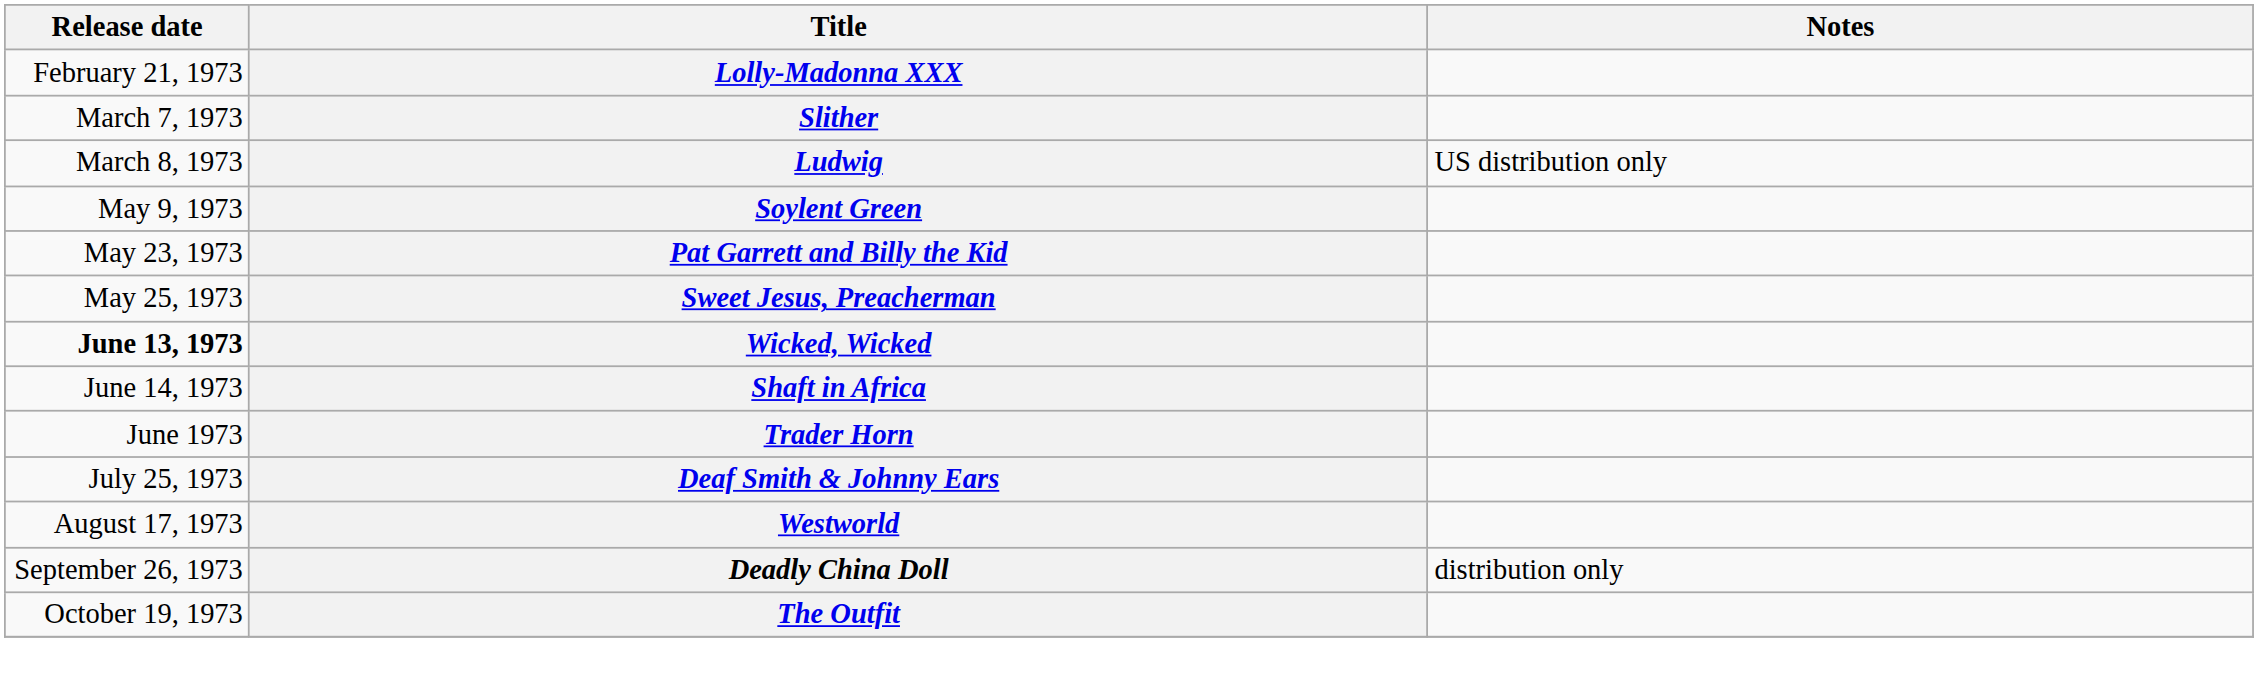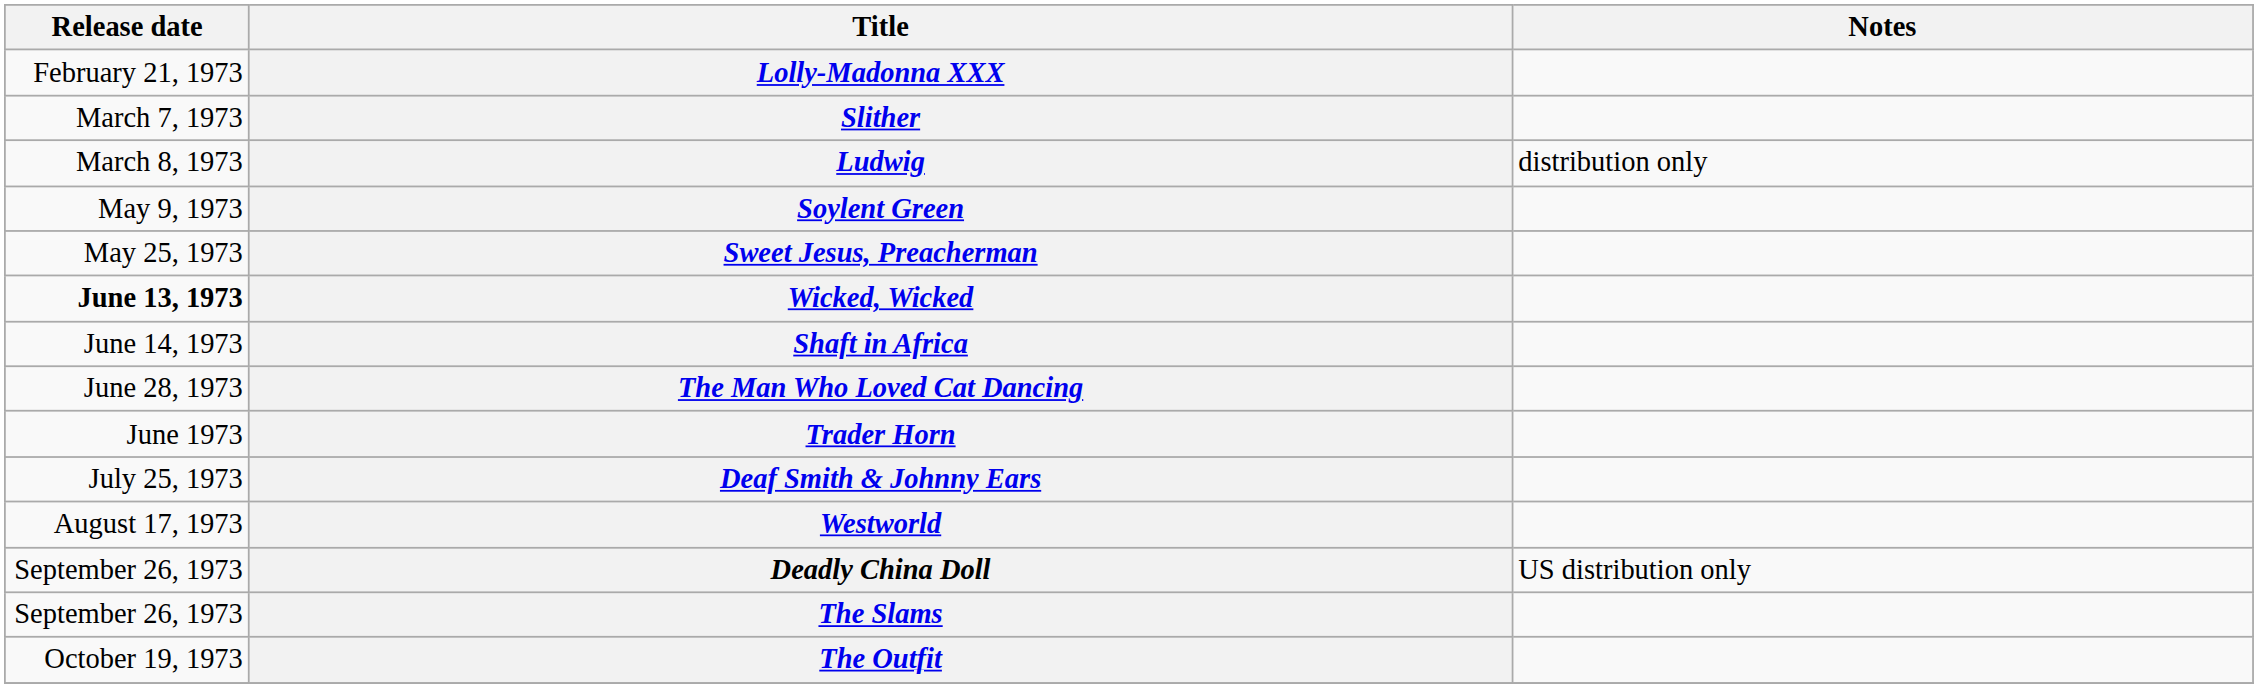(1551, 162) US distribution only -> (1613, 162) distribution only
- row: (839, 252)
+ row: (881, 388)
(1529, 569) distribution only -> (1635, 569) US distribution only
+ row: (881, 614)
